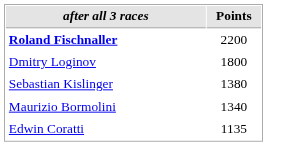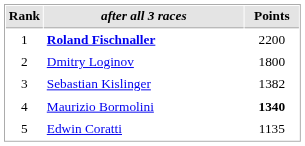+ column: (24, 16)
(234, 84) 1380 -> (272, 84) 1382
(234, 106) normal -> (272, 106) bold
